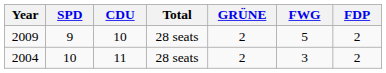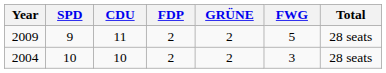columns swapped: (357, 15) <-> (177, 15)
(120, 36) 10 -> (120, 36) 11
(120, 57) 11 -> (120, 57) 10
